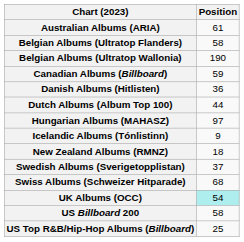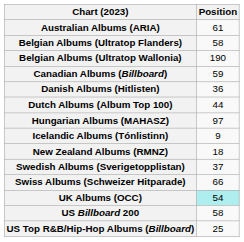(218, 182) 68 -> (218, 182) 66
